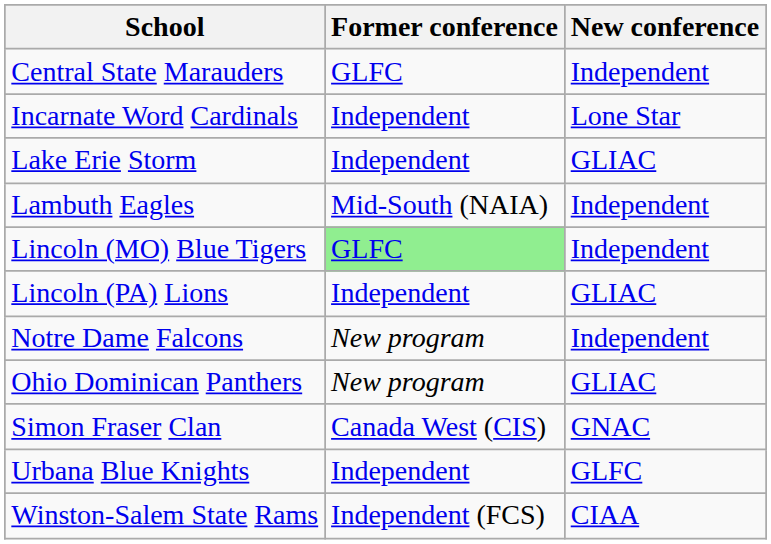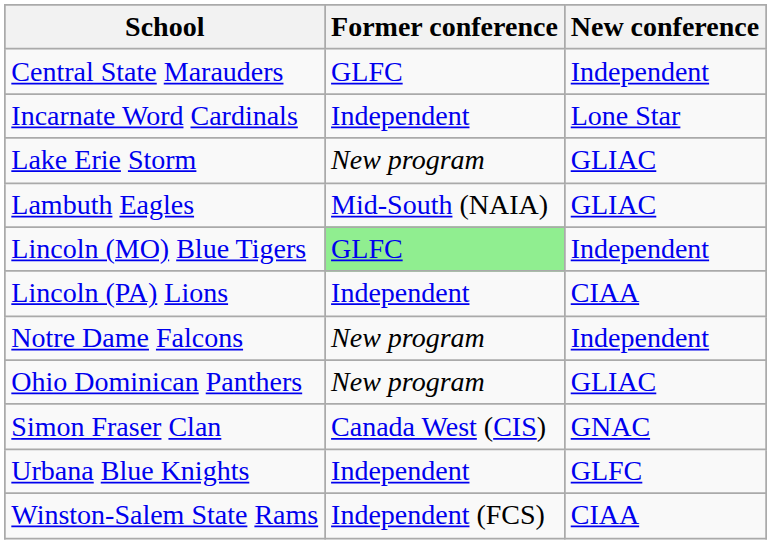(400, 159) Independent -> (408, 159) New program
(640, 204) Independent -> (614, 204) GLIAC
(614, 293) GLIAC -> (605, 293) CIAA
